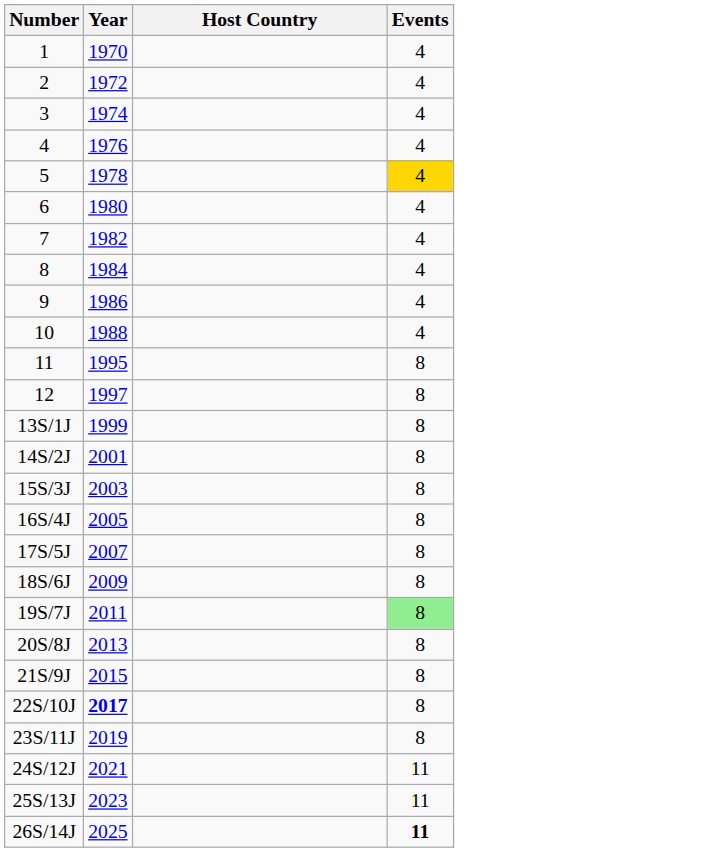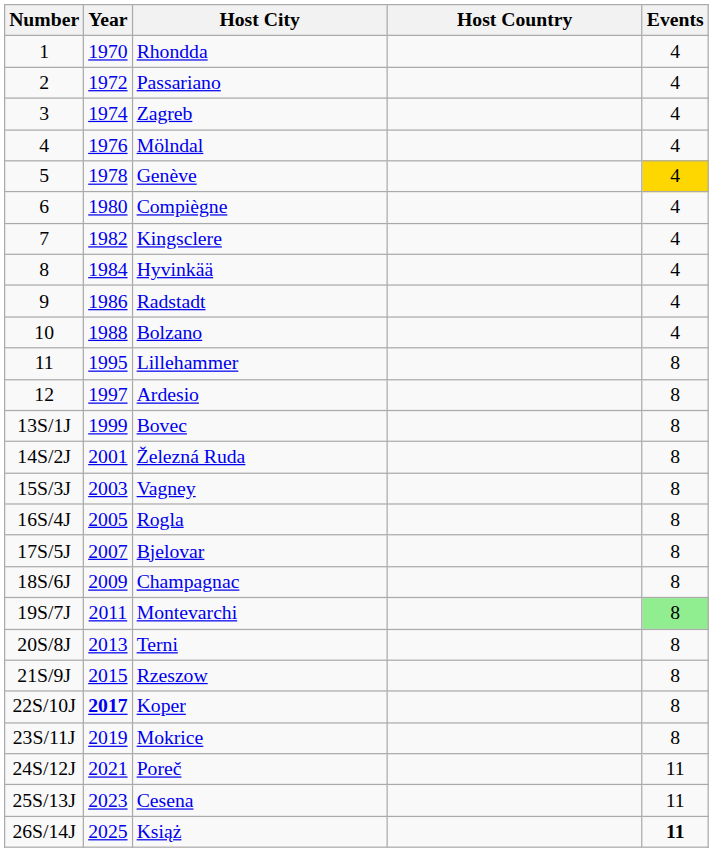+ column: (260, 20)
